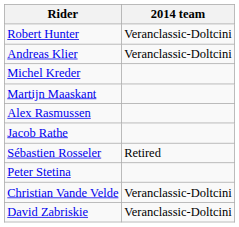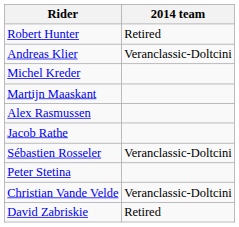(178, 34) Veranclassic-Doltcini -> (143, 34) Retired
(143, 152) Retired -> (178, 152) Veranclassic-Doltcini
(178, 212) Veranclassic-Doltcini -> (143, 212) Retired
